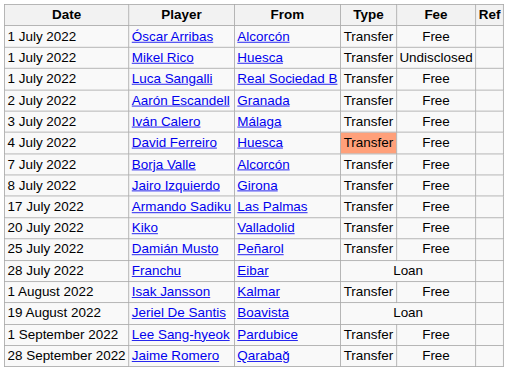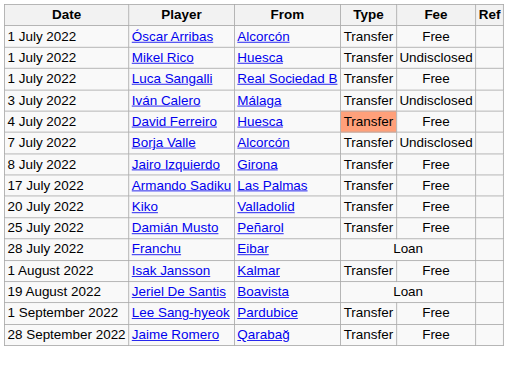- row: (181, 100)
(436, 121) Free -> (436, 100) Undisclosed
(436, 164) Free -> (436, 143) Undisclosed
